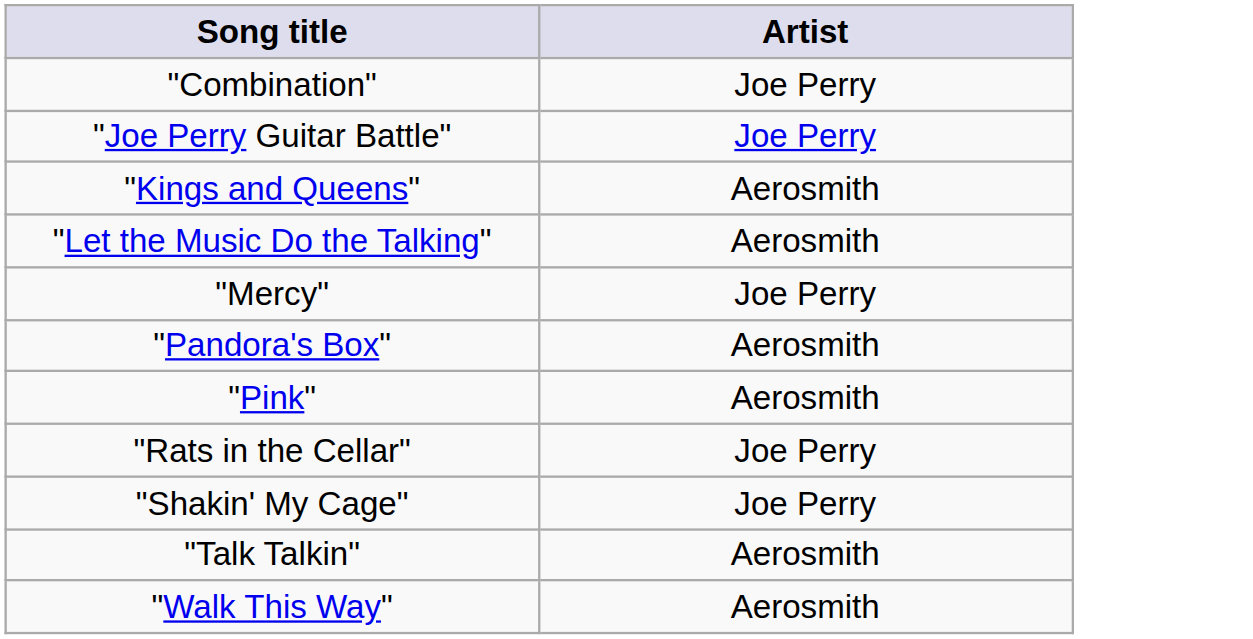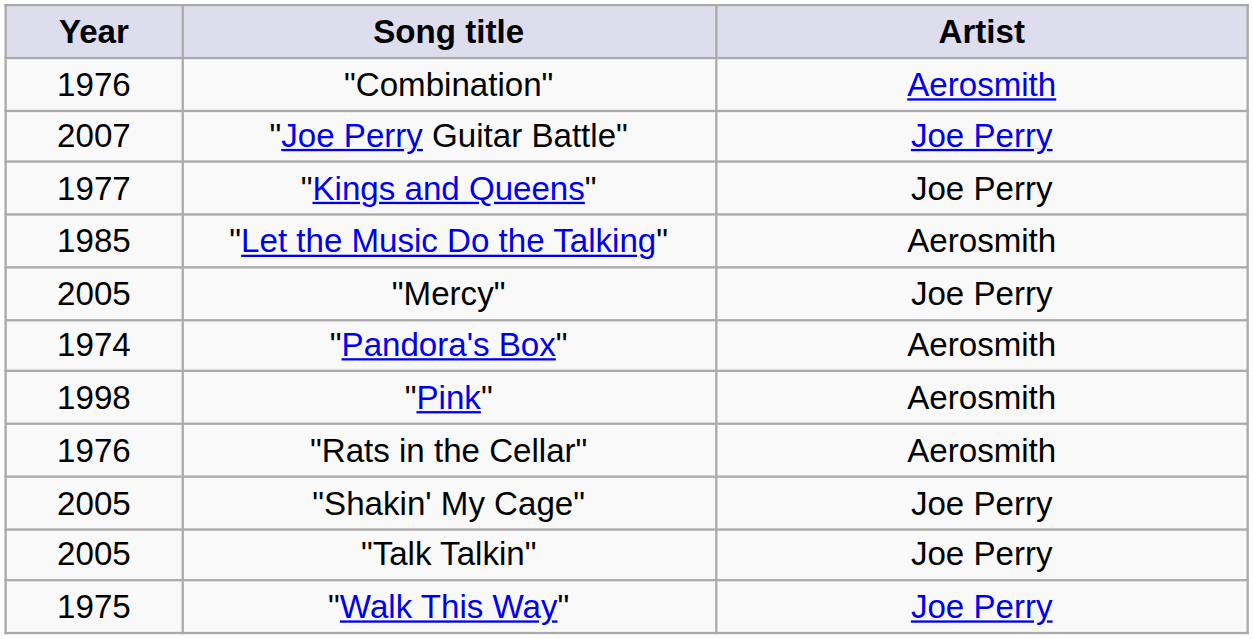+ column: (94, 31)
(805, 84) Joe Perry -> (982, 84) Aerosmith
(805, 188) Aerosmith -> (982, 188) Joe Perry
(805, 450) Joe Perry -> (982, 450) Aerosmith
(805, 555) Aerosmith -> (982, 555) Joe Perry
(805, 607) Aerosmith -> (982, 607) Joe Perry
